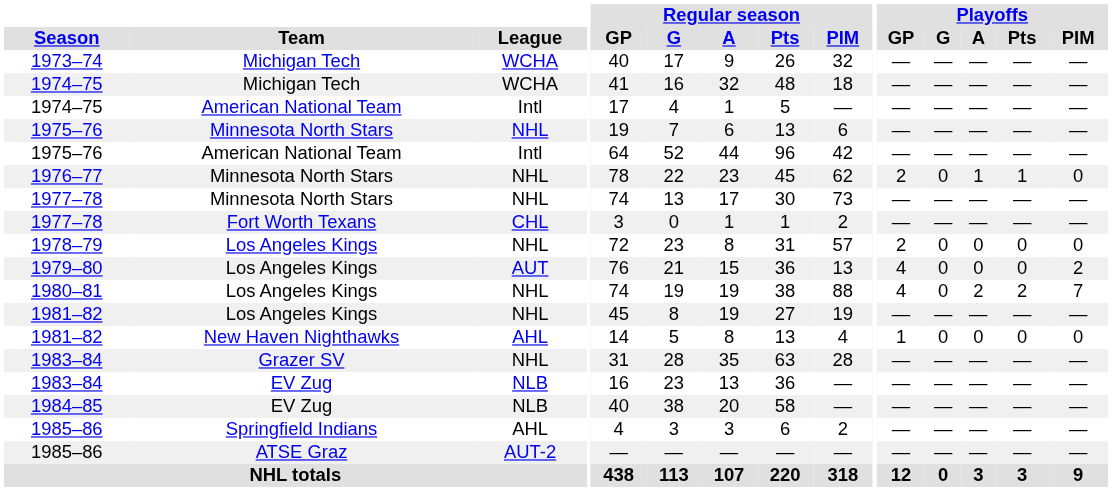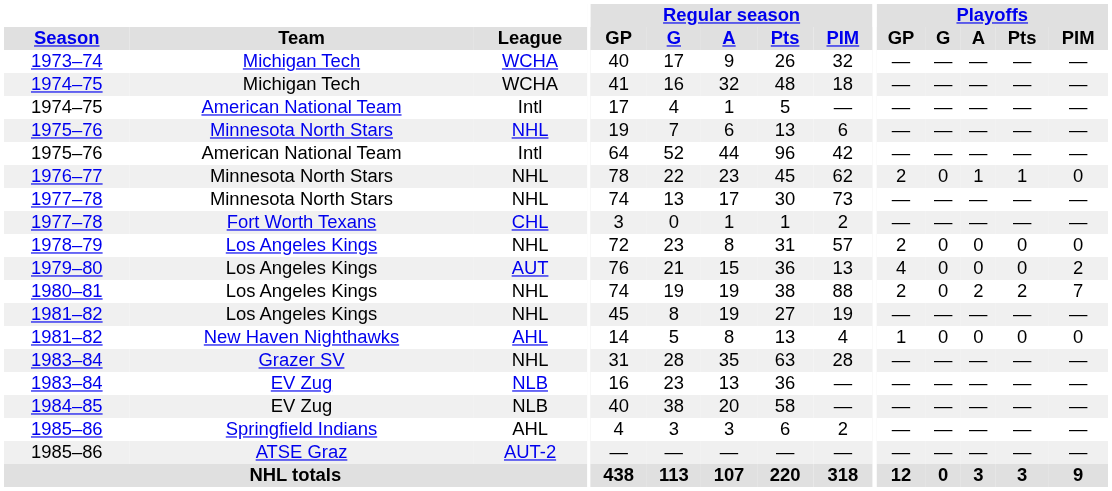(901, 291) 4 -> (901, 291) 2
